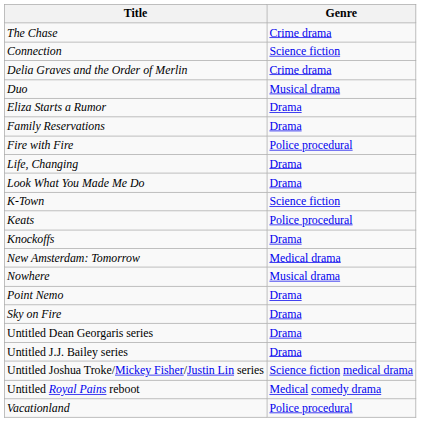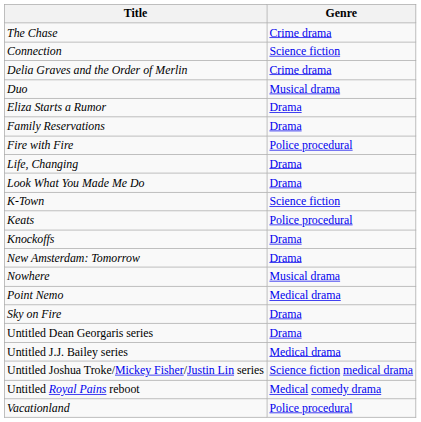(305, 257) Medical drama -> (286, 257) Drama
(286, 295) Drama -> (305, 295) Medical drama
(286, 351) Drama -> (305, 351) Medical drama
